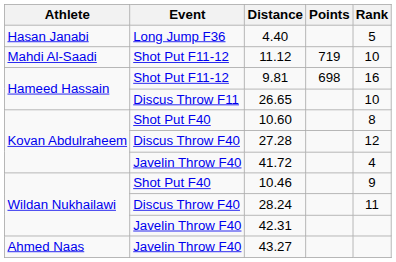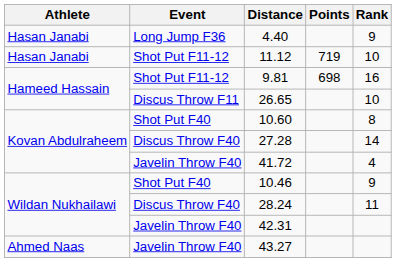(372, 36) 5 -> (372, 36) 9
(52, 57) Mahdi Al-Saadi -> (48, 57) Hasan Janabi
(372, 141) 12 -> (372, 141) 14
